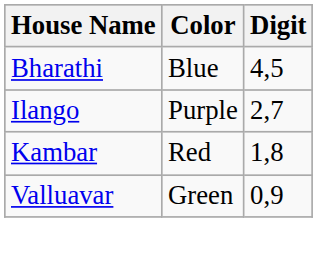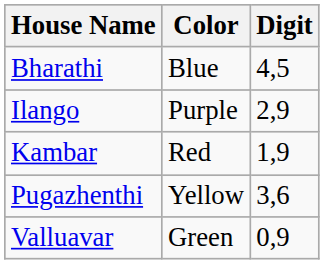(267, 110) 2,7 -> (273, 110) 2,9
(267, 152) 1,8 -> (273, 152) 1,9
+ row: (77, 195)
